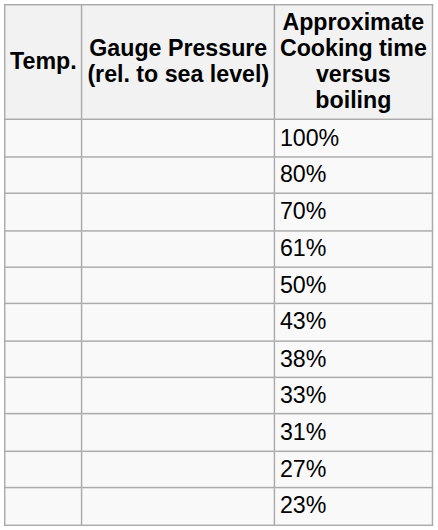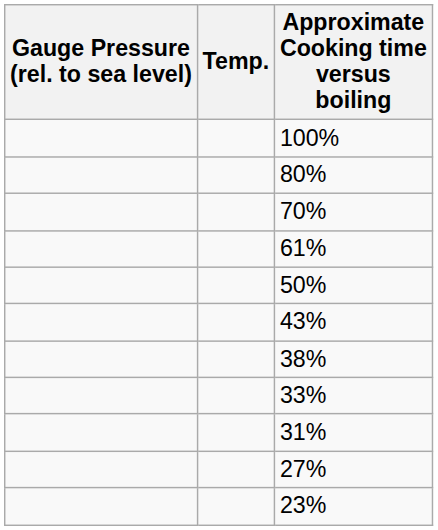columns swapped: (178, 62) <-> (43, 62)
